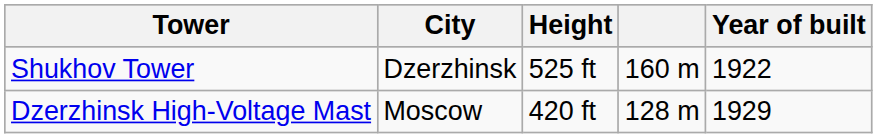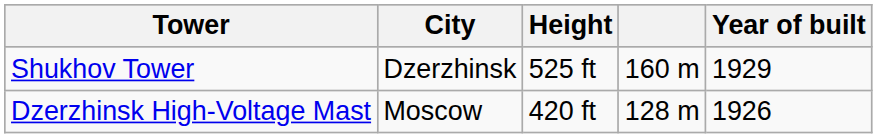(742, 68) 1922 -> (742, 68) 1929
(742, 111) 1929 -> (742, 111) 1926
